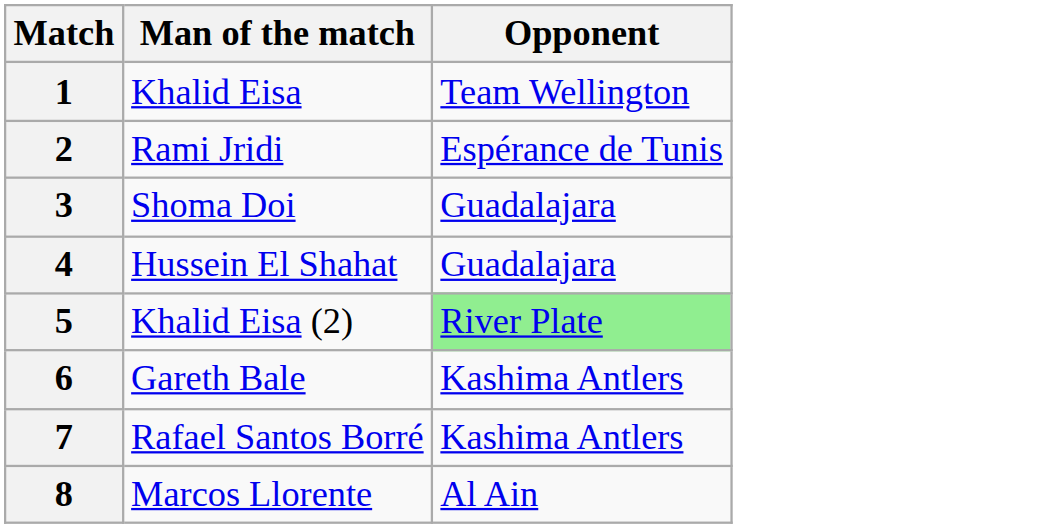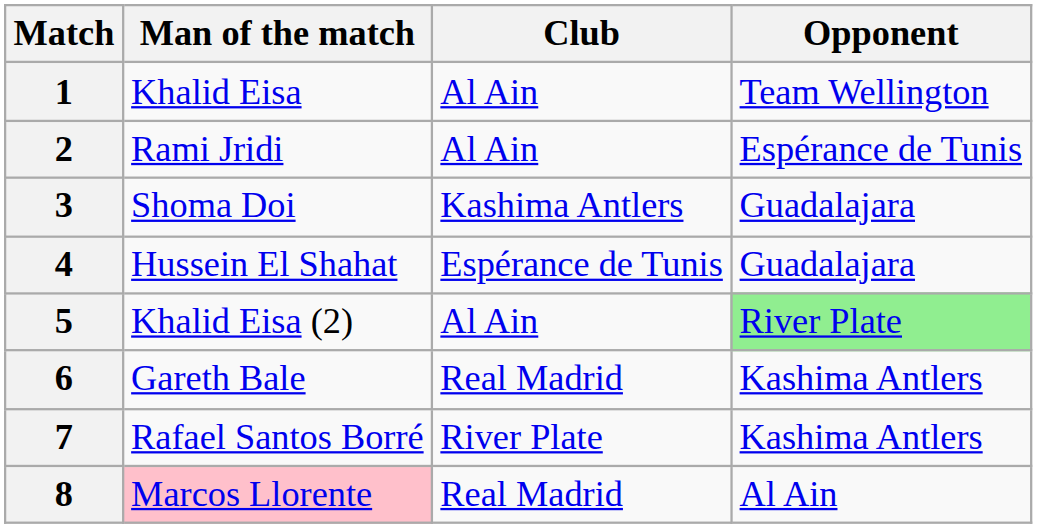+ column: (582, 33)
(252, 494) no background -> (252, 494) pink background
